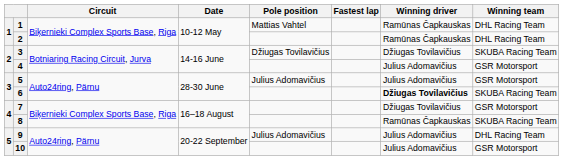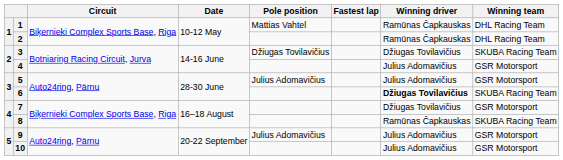(510, 134) DHL Racing Team -> (506, 134) GSR Motorsport
